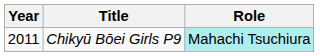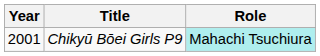(24, 39) 2011 -> (24, 39) 2001
